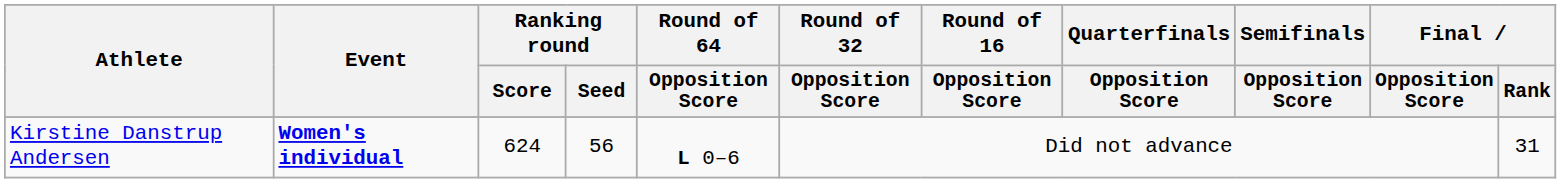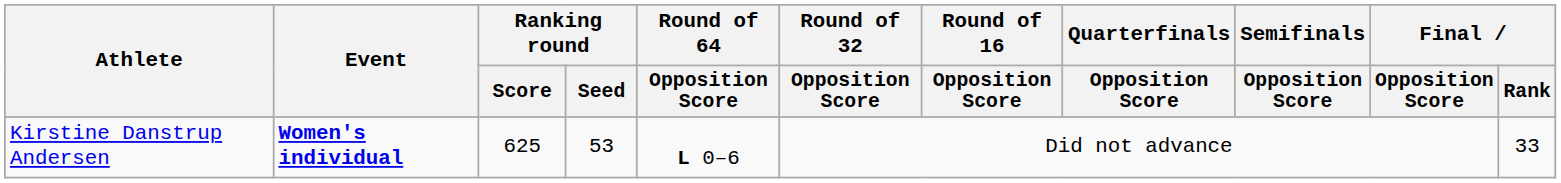(522, 147) 624 -> (522, 147) 625
(602, 147) 56 -> (602, 147) 53
(1527, 147) 31 -> (1527, 147) 33
